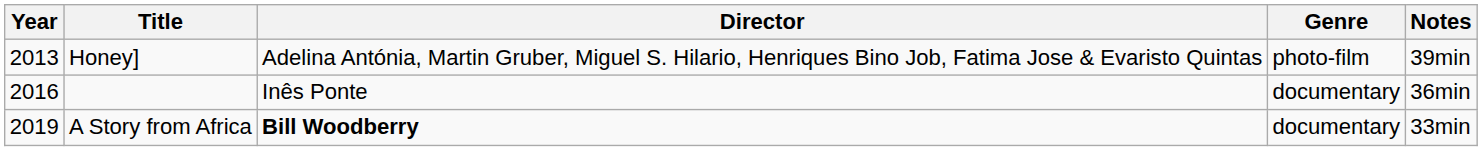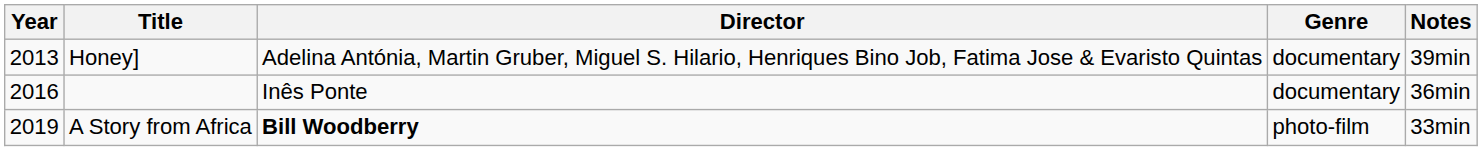(1321, 57) photo-film -> (1336, 57) documentary
(1336, 127) documentary -> (1321, 127) photo-film
